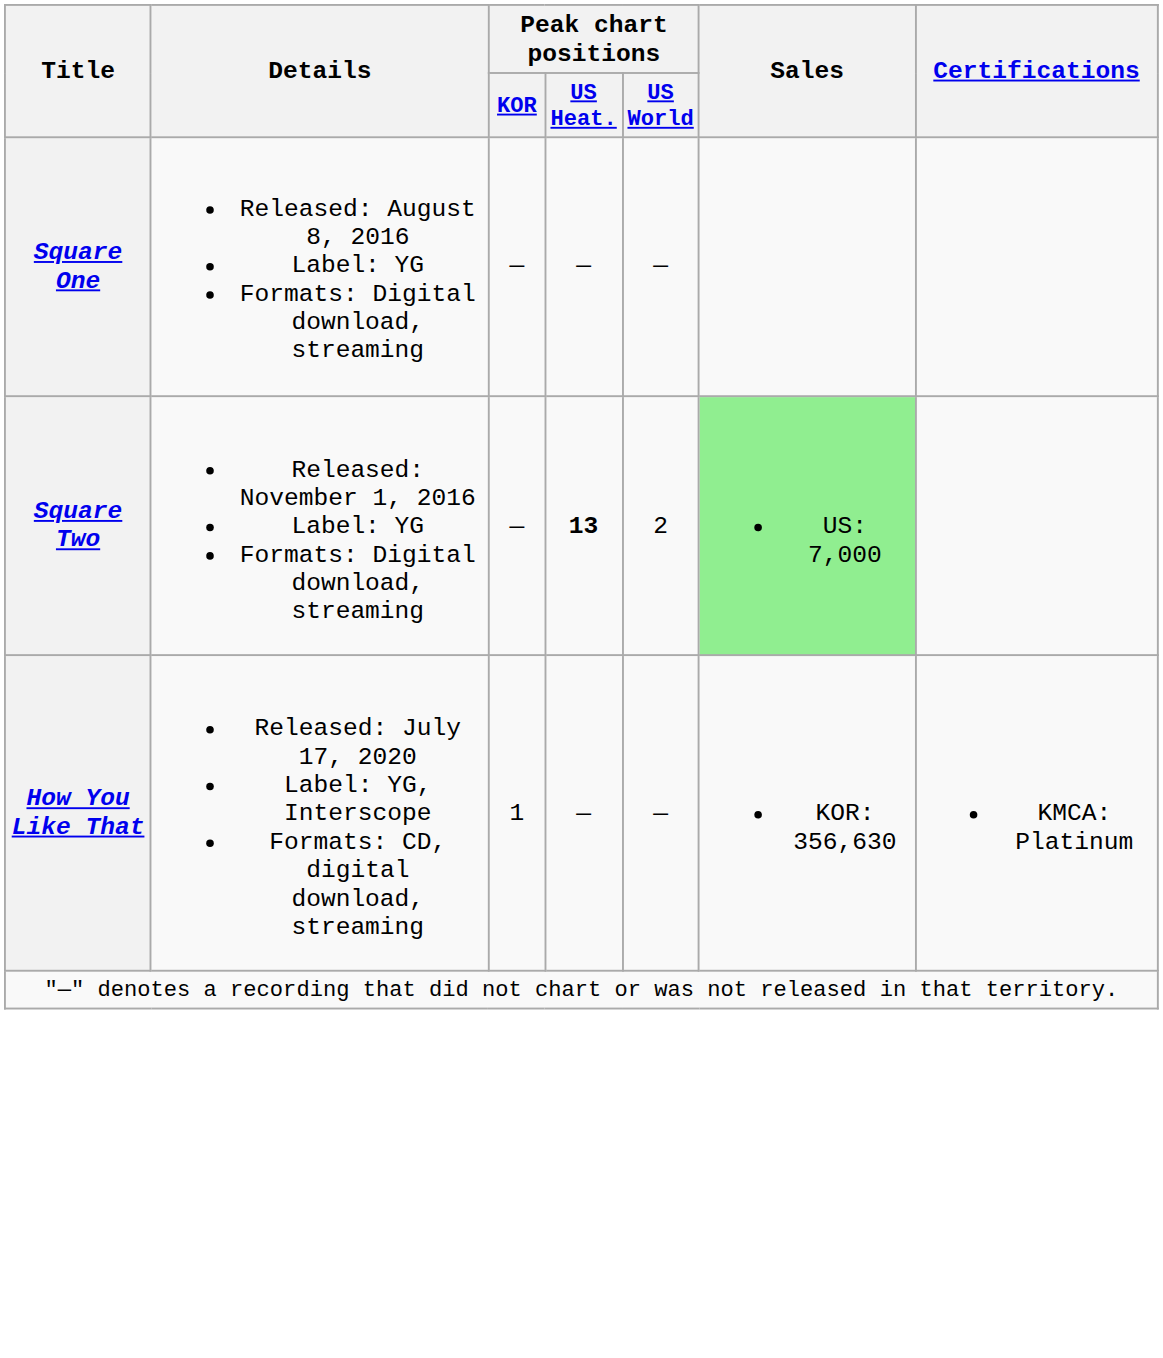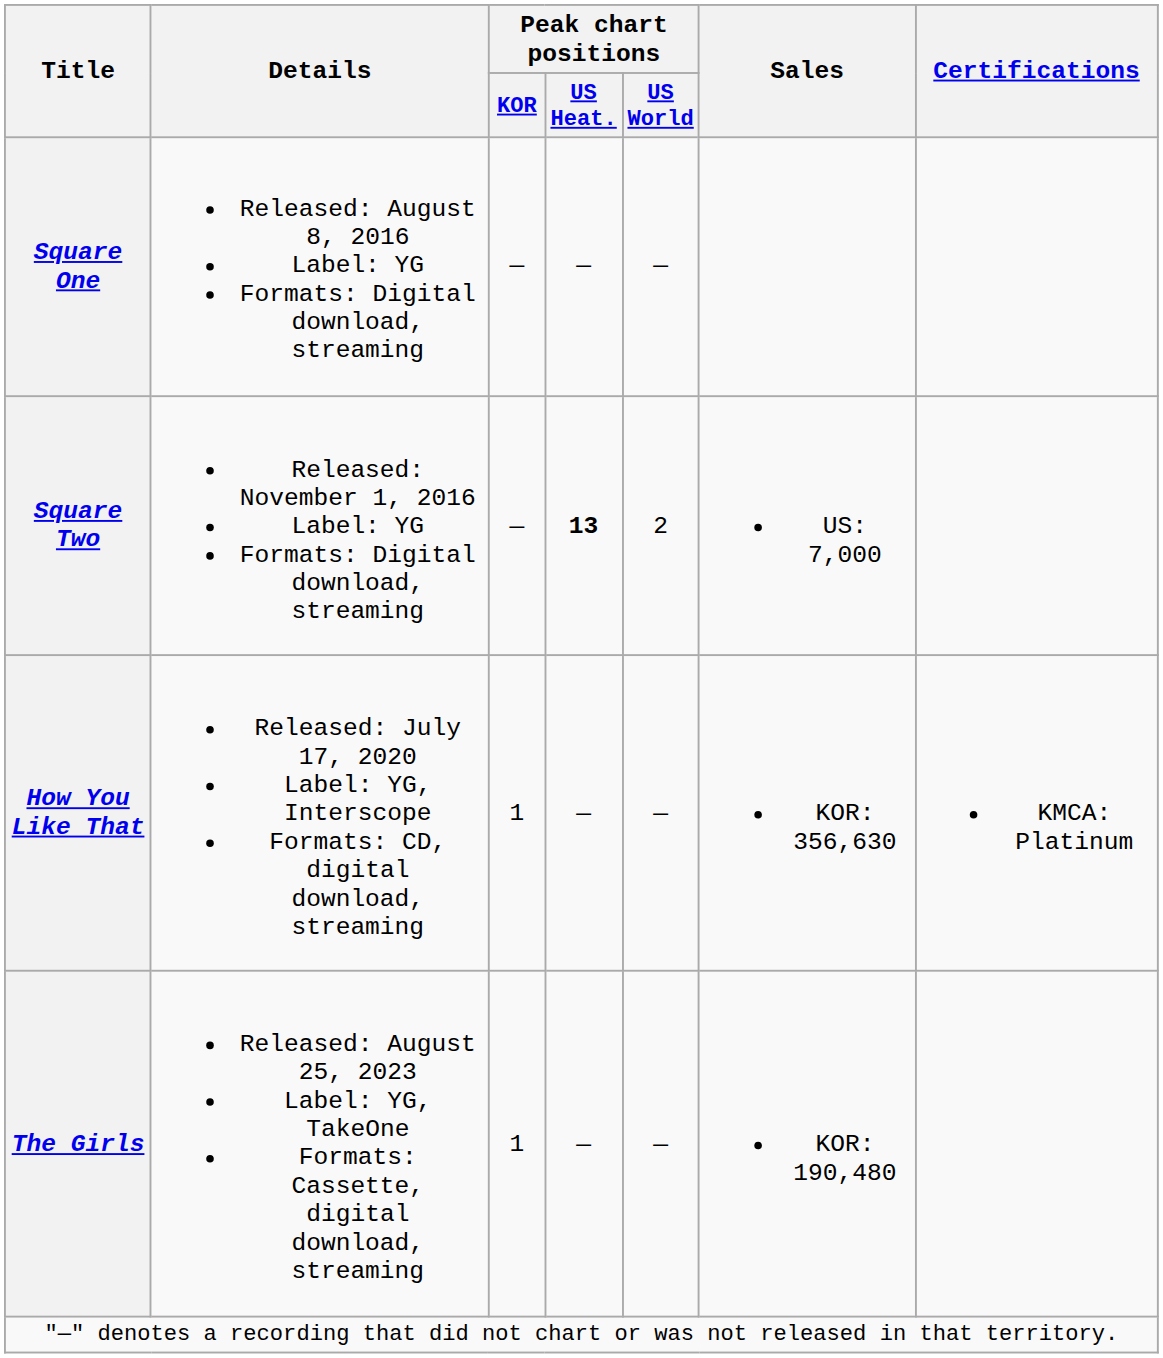(807, 540) lightgreen background -> (807, 540) no background
+ row: (78, 1144)
